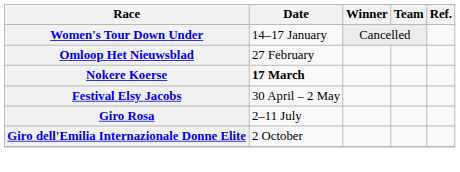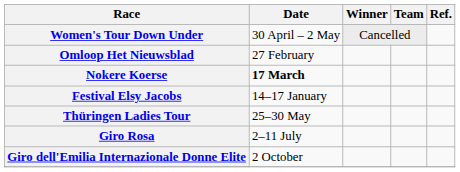(289, 34) 14–17 January -> (296, 34) 30 April – 2 May
(296, 95) 30 April – 2 May -> (289, 95) 14–17 January
+ row: (127, 116)
